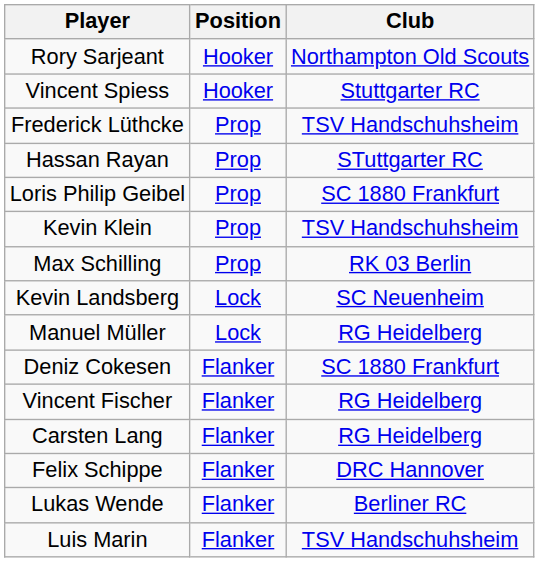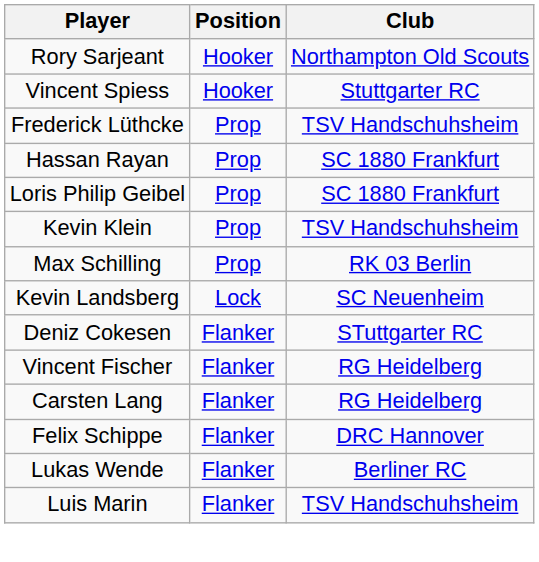(410, 159) STuttgarter RC -> (410, 159) SC 1880 Frankfurt
- row: (97, 332)
(410, 366) SC 1880 Frankfurt -> (410, 332) STuttgarter RC
